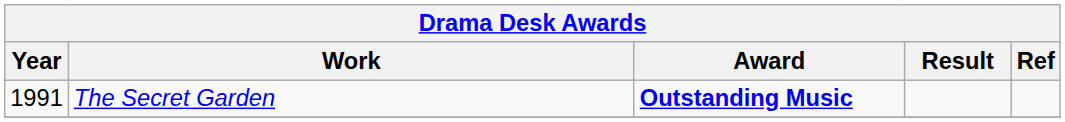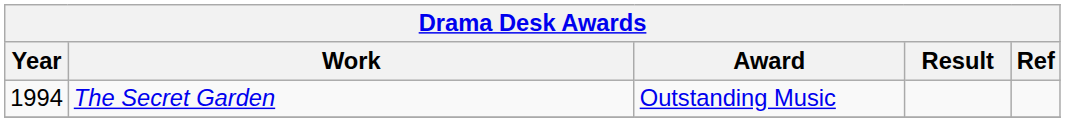(37, 98) 1991 -> (37, 98) 1994
(746, 98) bold -> (738, 98) normal
